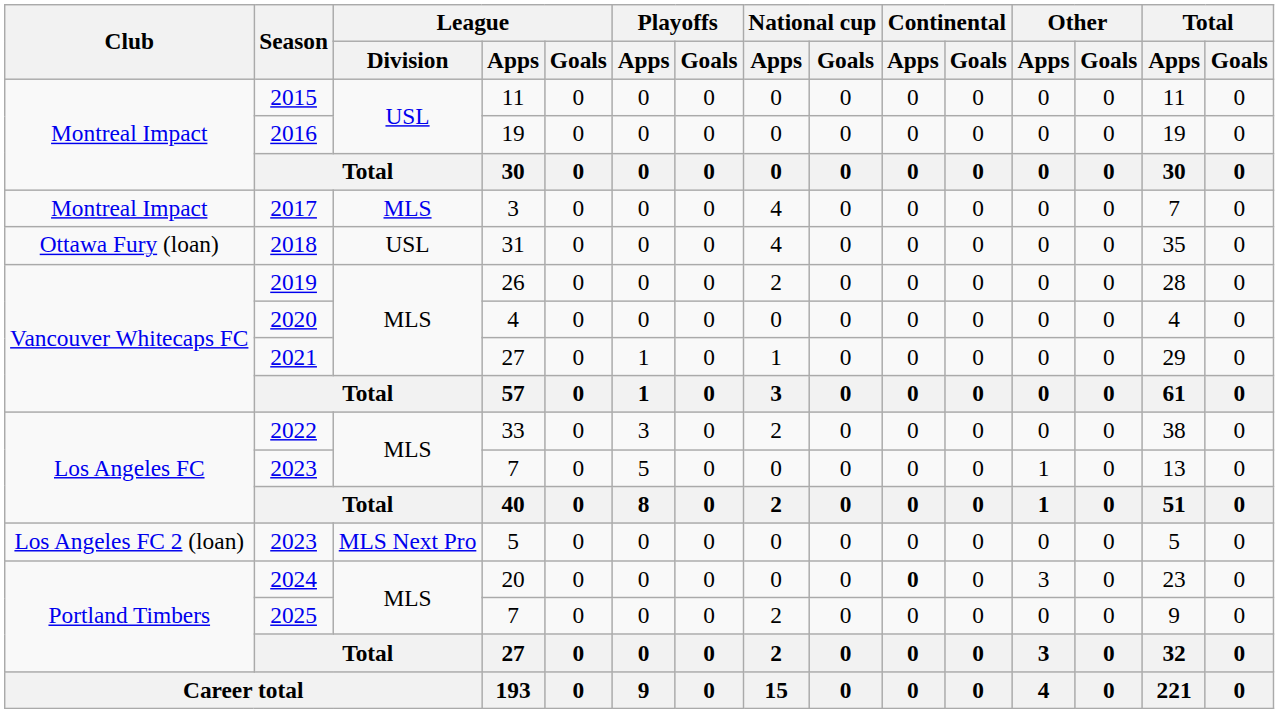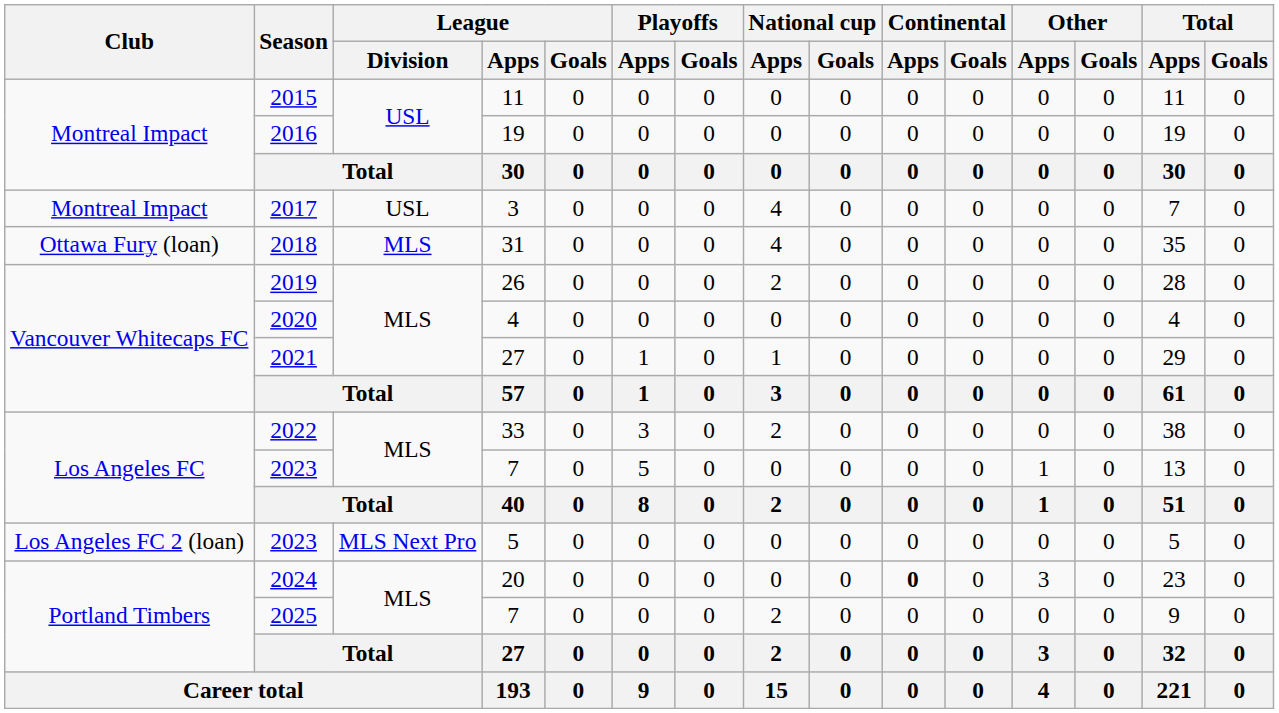(408, 208) MLS -> (408, 208) USL
(408, 245) USL -> (408, 245) MLS
